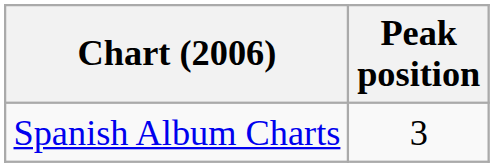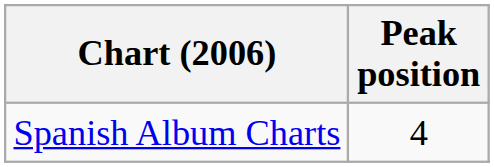(419, 131) 3 -> (419, 131) 4
